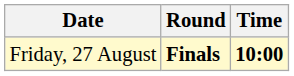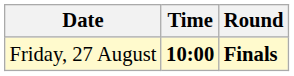columns swapped: (259, 20) <-> (196, 20)
